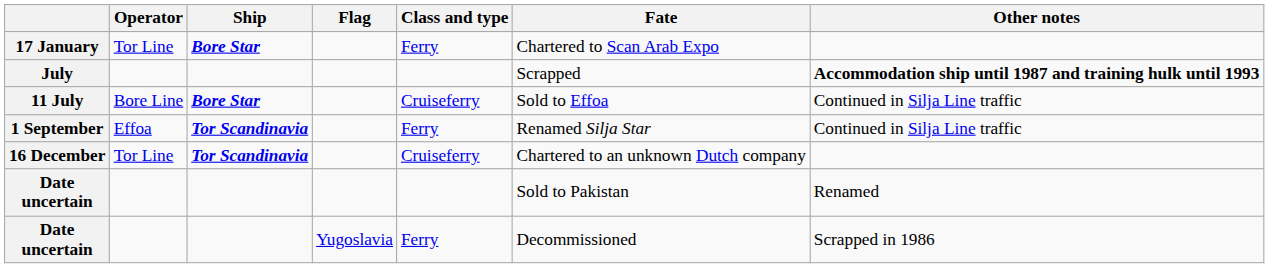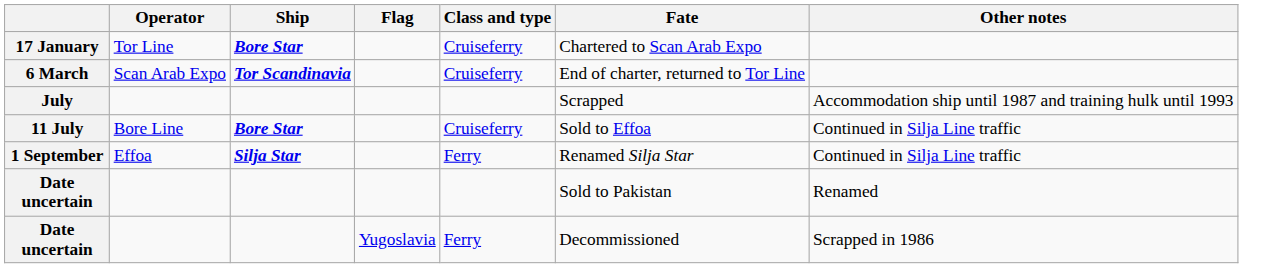(420, 45) Ferry -> (483, 45) Cruiseferry
+ row: (57, 73)
(1037, 73) bold -> (1023, 100) normal
(250, 127) Tor Scandinavia -> (267, 155) Silja Star
- row: (57, 155)
